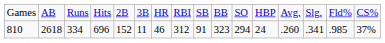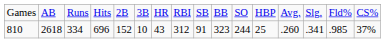(142, 29) 11 -> (142, 29) 10
(159, 29) 46 -> (159, 29) 43
(242, 29) 294 -> (242, 29) 244
(260, 29) 24 -> (260, 29) 25
